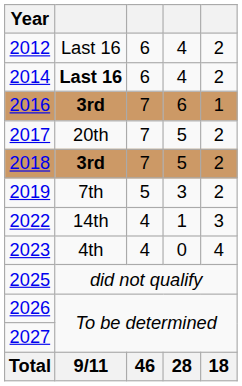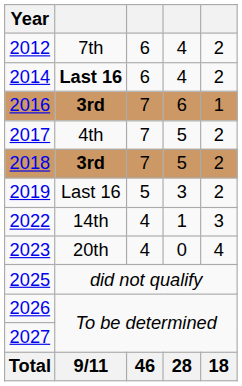(91, 47) Last 16 -> (91, 47) 7th
(91, 134) 20th -> (91, 134) 4th
(91, 192) 7th -> (91, 192) Last 16
(91, 250) 4th -> (91, 250) 20th
